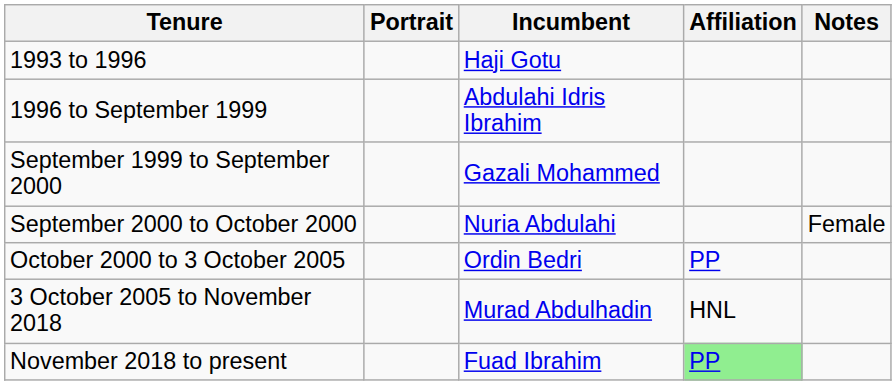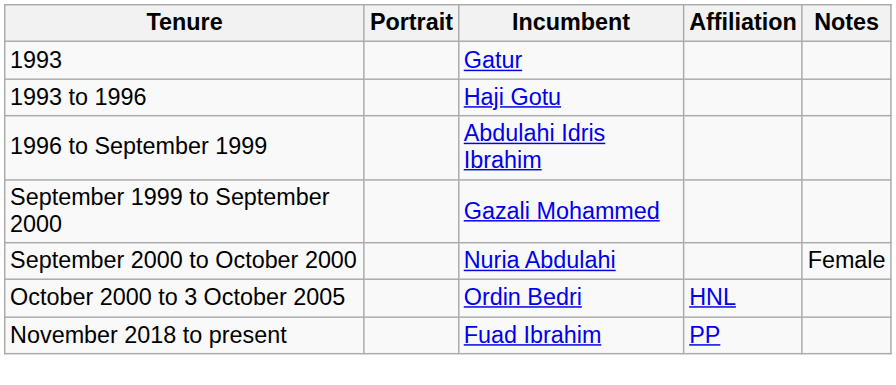+ row: (36, 60)
(705, 260) PP -> (713, 297) HNL
- row: (161, 311)
(705, 361) lightgreen background -> (705, 334) no background
